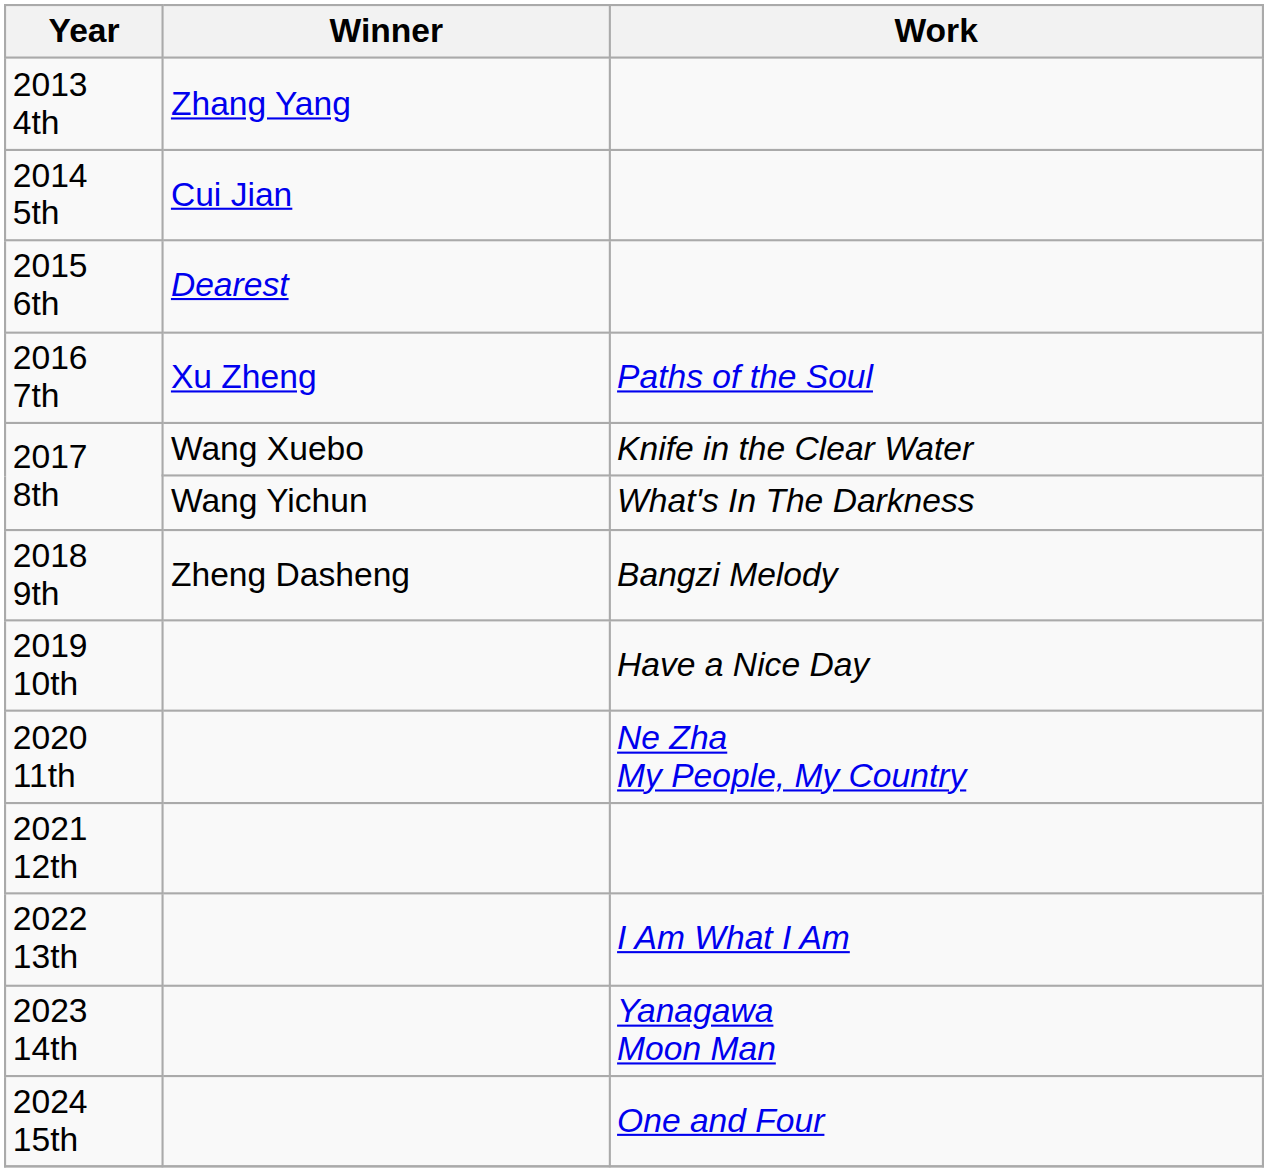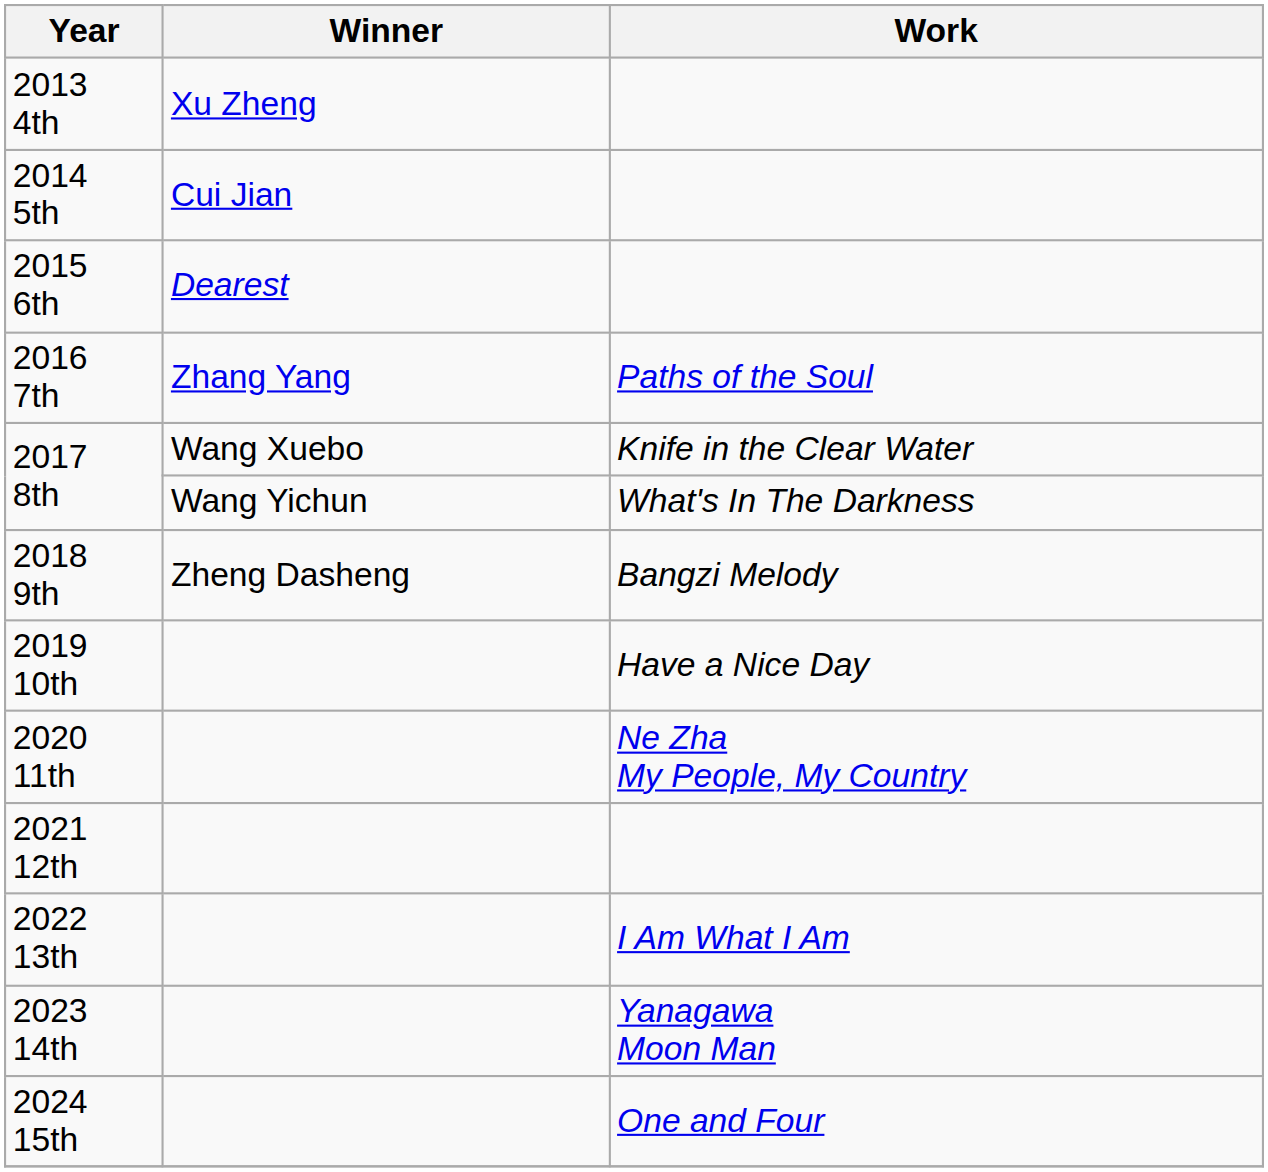(261, 103) Zhang Yang -> (244, 103) Xu Zheng
(244, 376) Xu Zheng -> (261, 376) Zhang Yang
